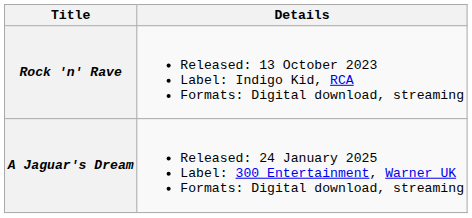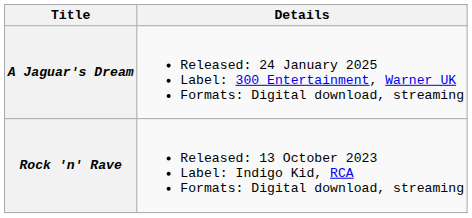rows swapped: (71, 72) <-> (71, 166)
